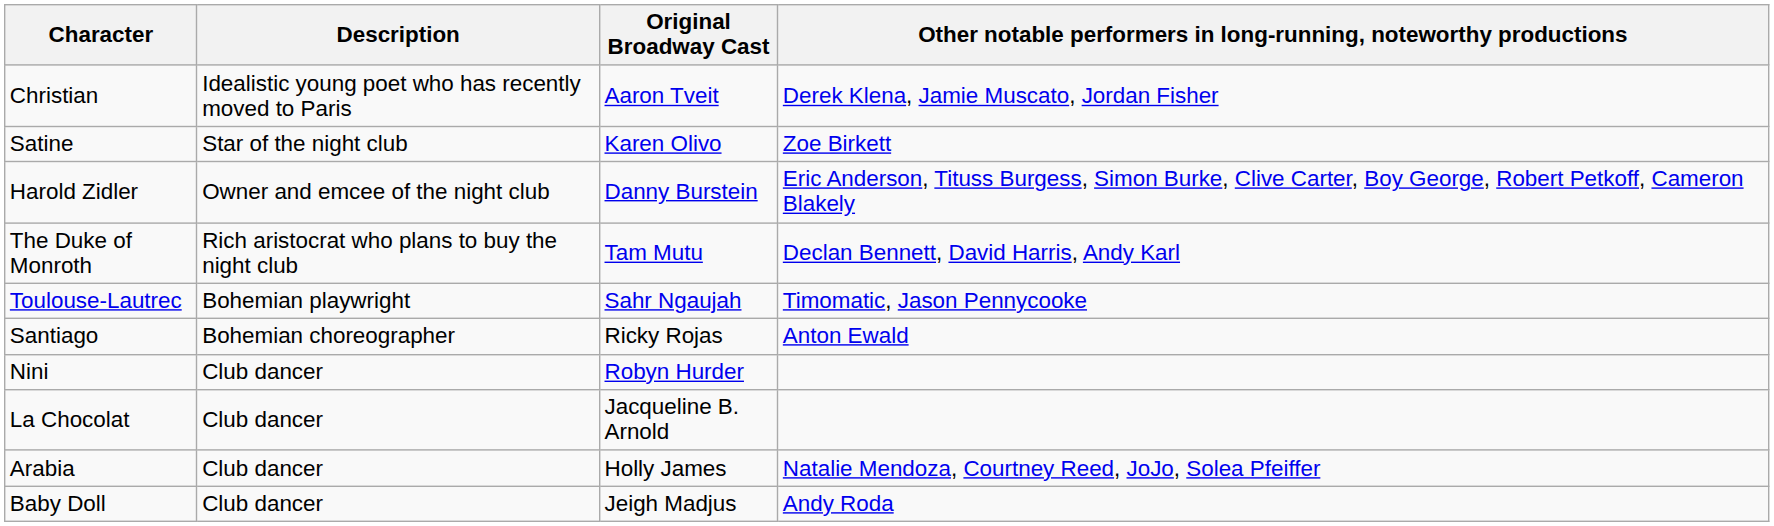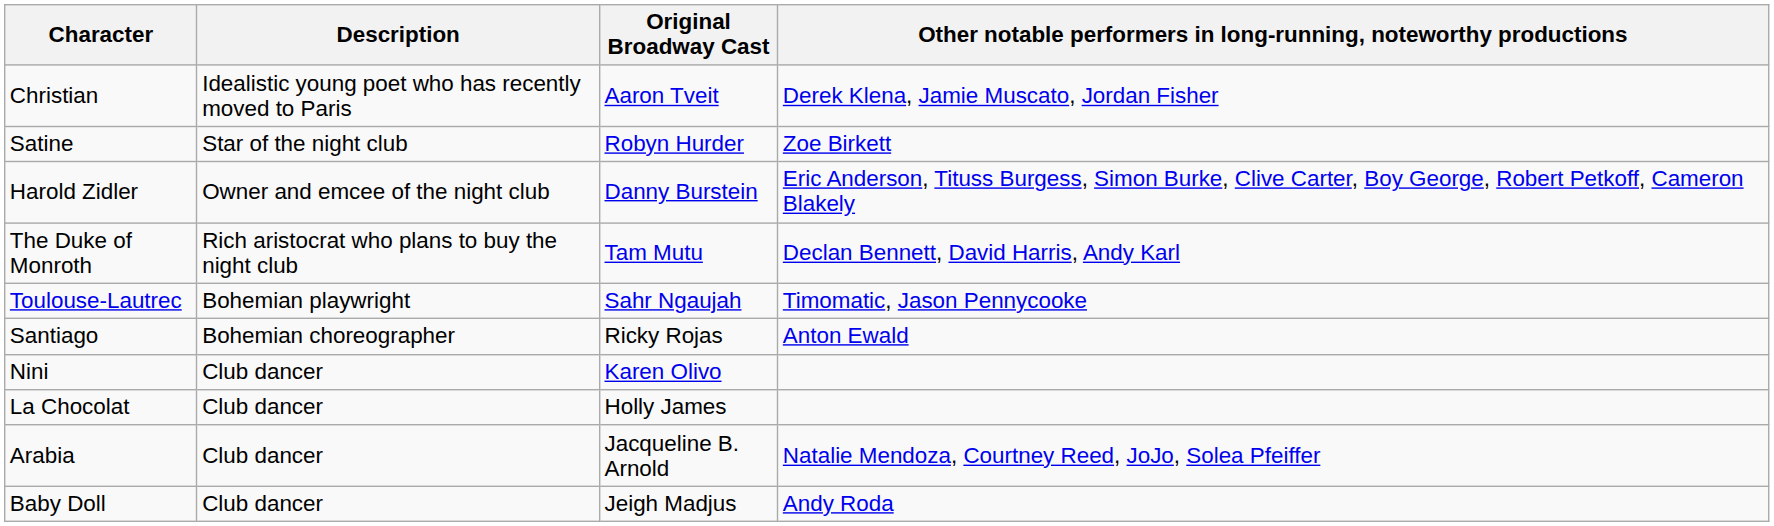(663, 143) Karen Olivo -> (674, 143) Robyn Hurder
(674, 371) Robyn Hurder -> (663, 371) Karen Olivo
(672, 419) Jacqueline B. Arnold -> (666, 407) Holly James
(666, 467) Holly James -> (672, 455) Jacqueline B. Arnold
